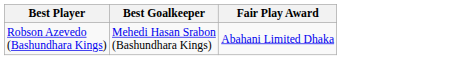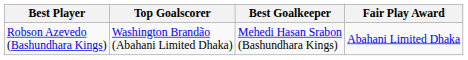+ column: (172, 13)
